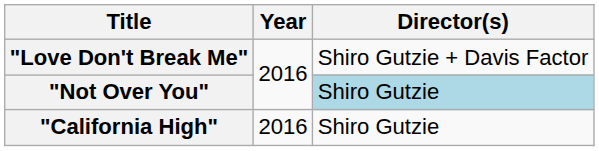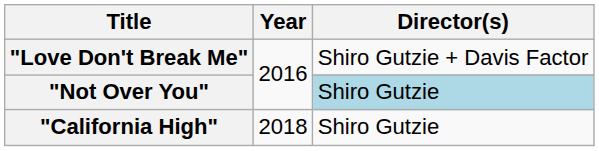(283, 127) 2016 -> (283, 127) 2018
